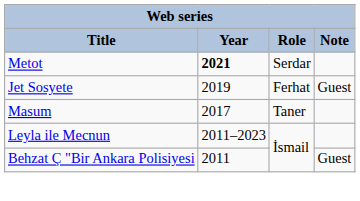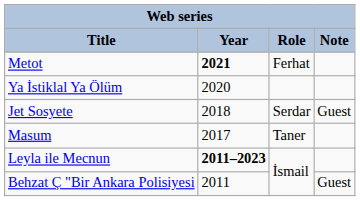(292, 63) Serdar -> (291, 63) Ferhat
+ row: (65, 87)
(216, 87) 2019 -> (216, 111) 2018
(291, 87) Ferhat -> (292, 111) Serdar
(234, 135) normal -> (234, 159) bold
